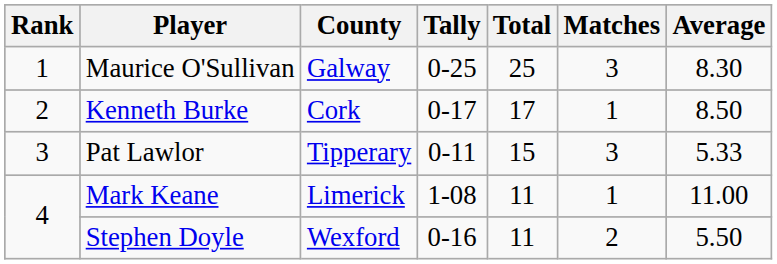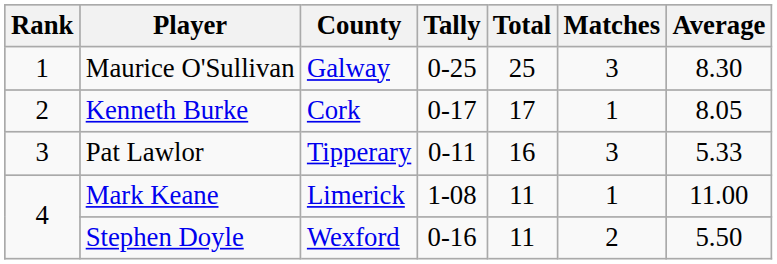(719, 110) 8.50 -> (719, 110) 8.05
(522, 152) 15 -> (522, 152) 16
